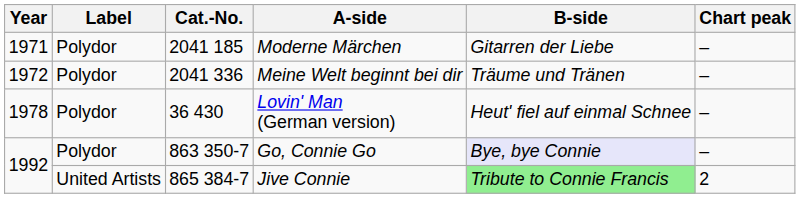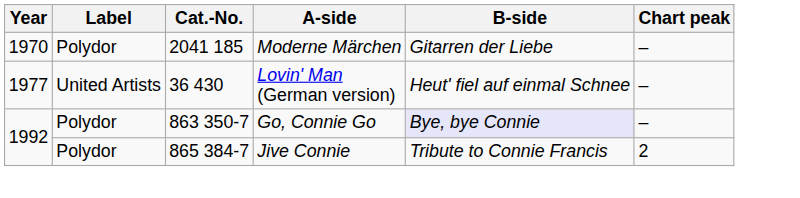(28, 46) 1971 -> (28, 46) 1970
- row: (360, 74)
(28, 113) 1978 -> (28, 84) 1977
(86, 113) Polydor -> (109, 84) United Artists
(109, 179) United Artists -> (86, 151) Polydor
(570, 179) lightgreen background -> (509, 151) no background
